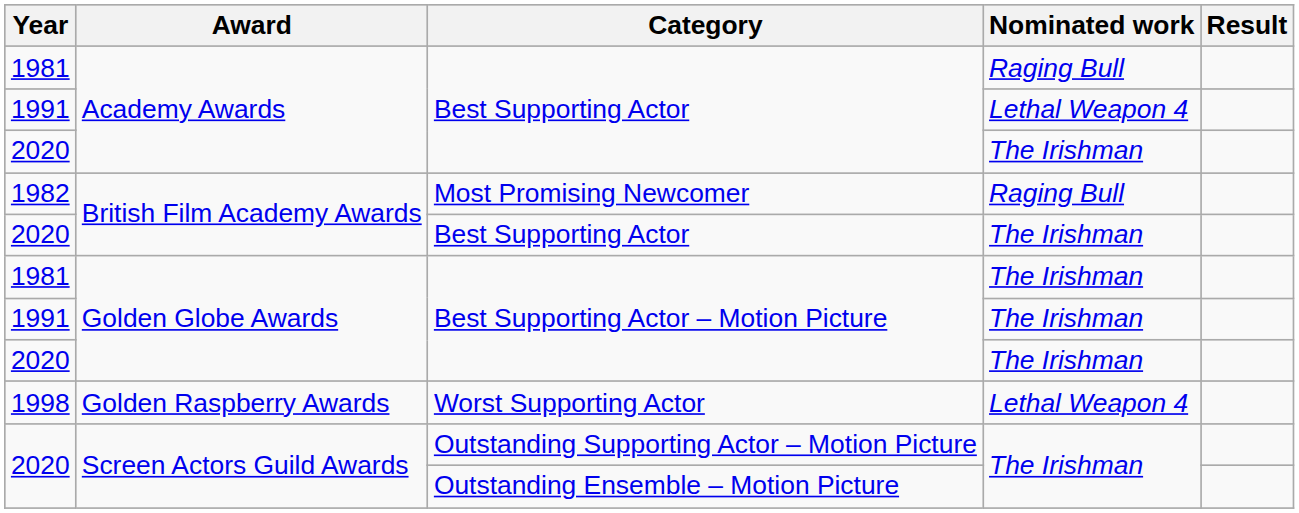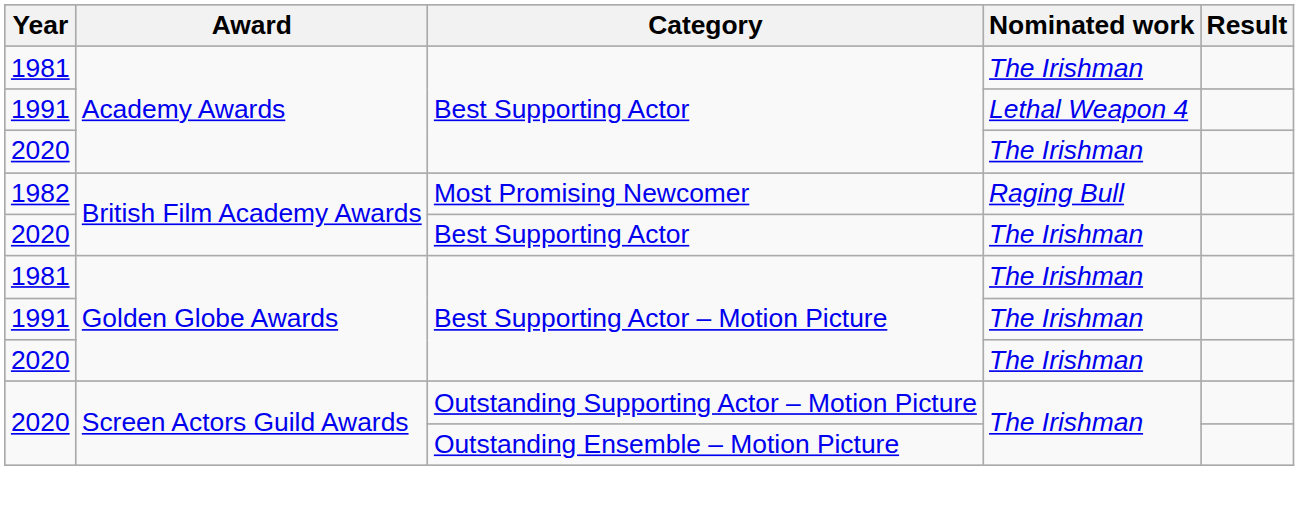(1057, 67) Raging Bull -> (1066, 67) The Irishman
- row: (40, 402)
